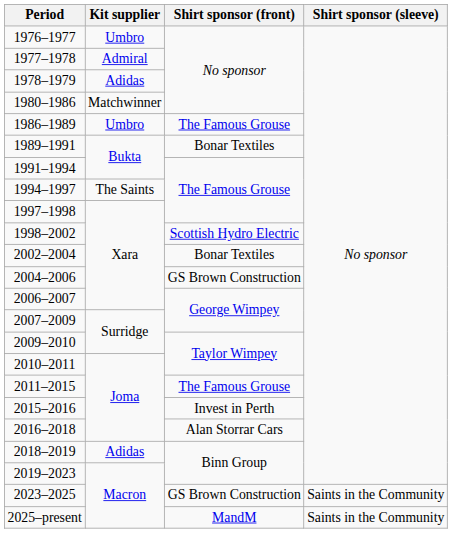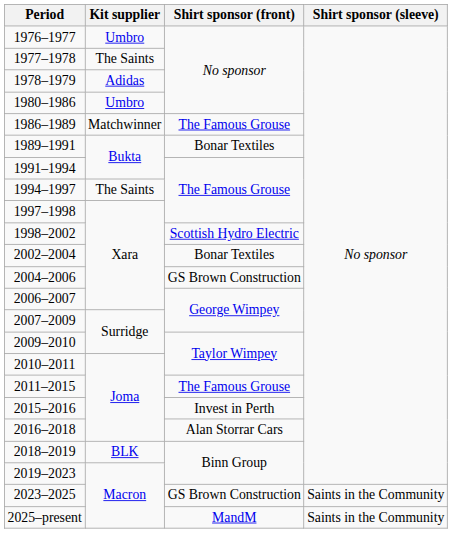(125, 59) Admiral -> (125, 59) The Saints
(125, 102) Matchwinner -> (125, 102) Umbro
(125, 124) Umbro -> (125, 124) Matchwinner
(125, 451) Adidas -> (125, 451) BLK
